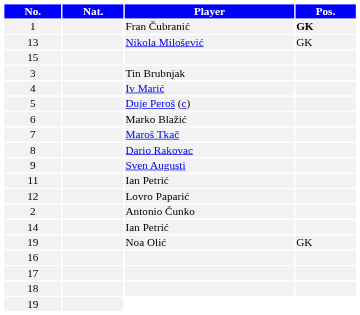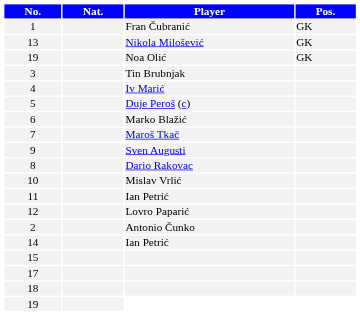(305, 26) bold -> (304, 26) normal
rows swapped: (33, 242) <-> (33, 57)
rows swapped: (33, 150) <-> (33, 165)
+ row: (33, 180)
- row: (33, 257)
